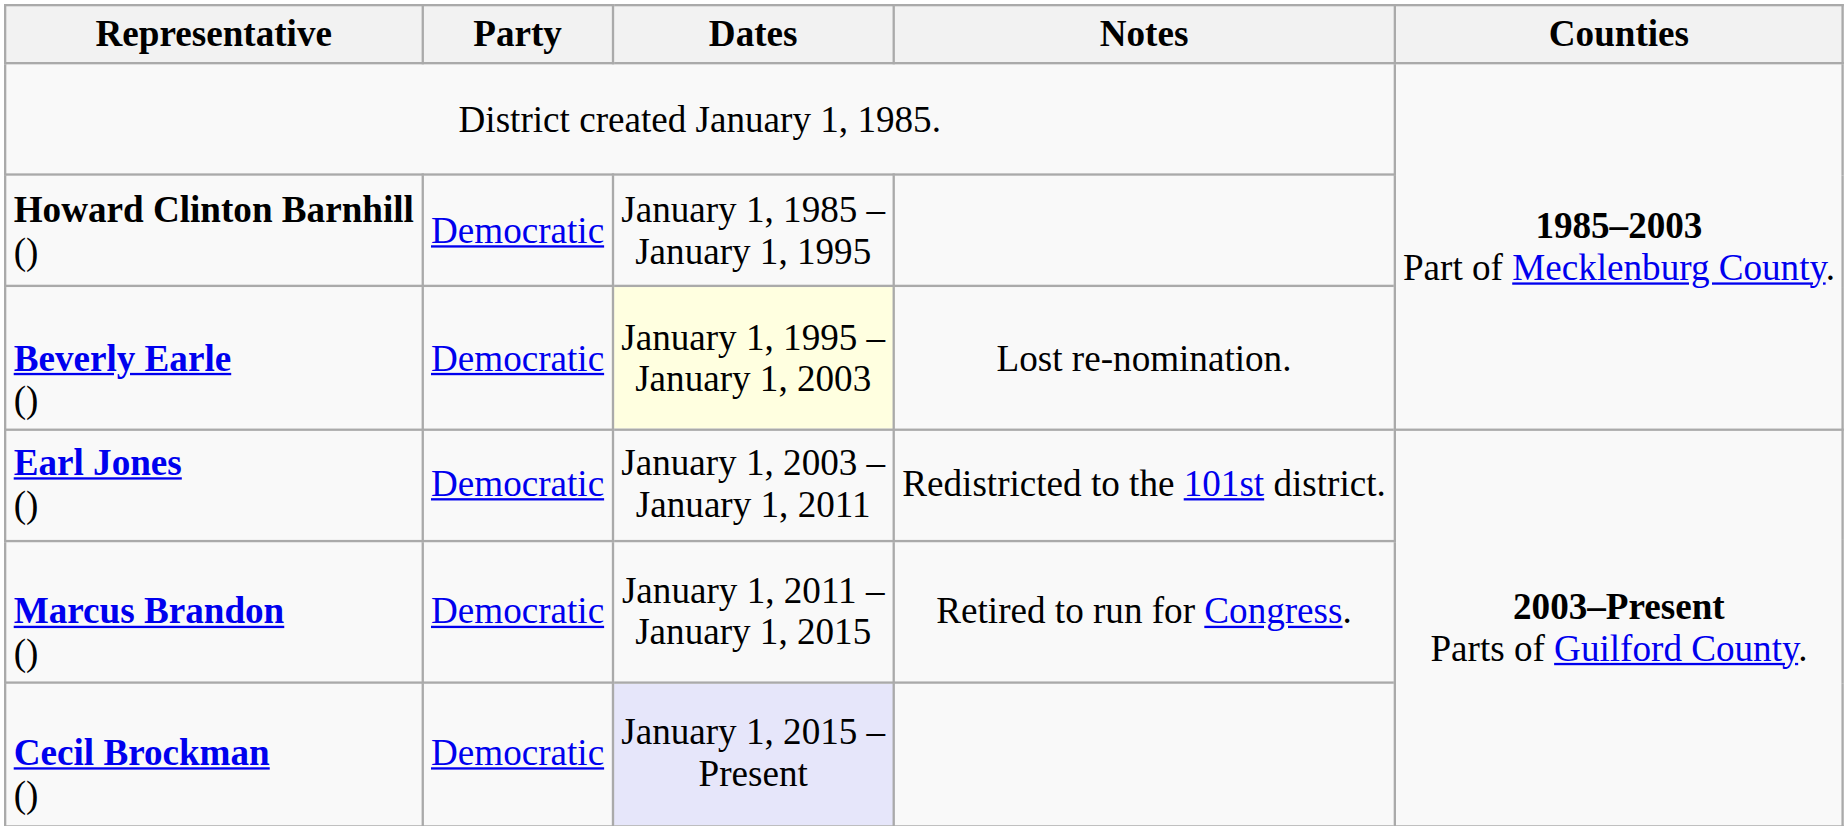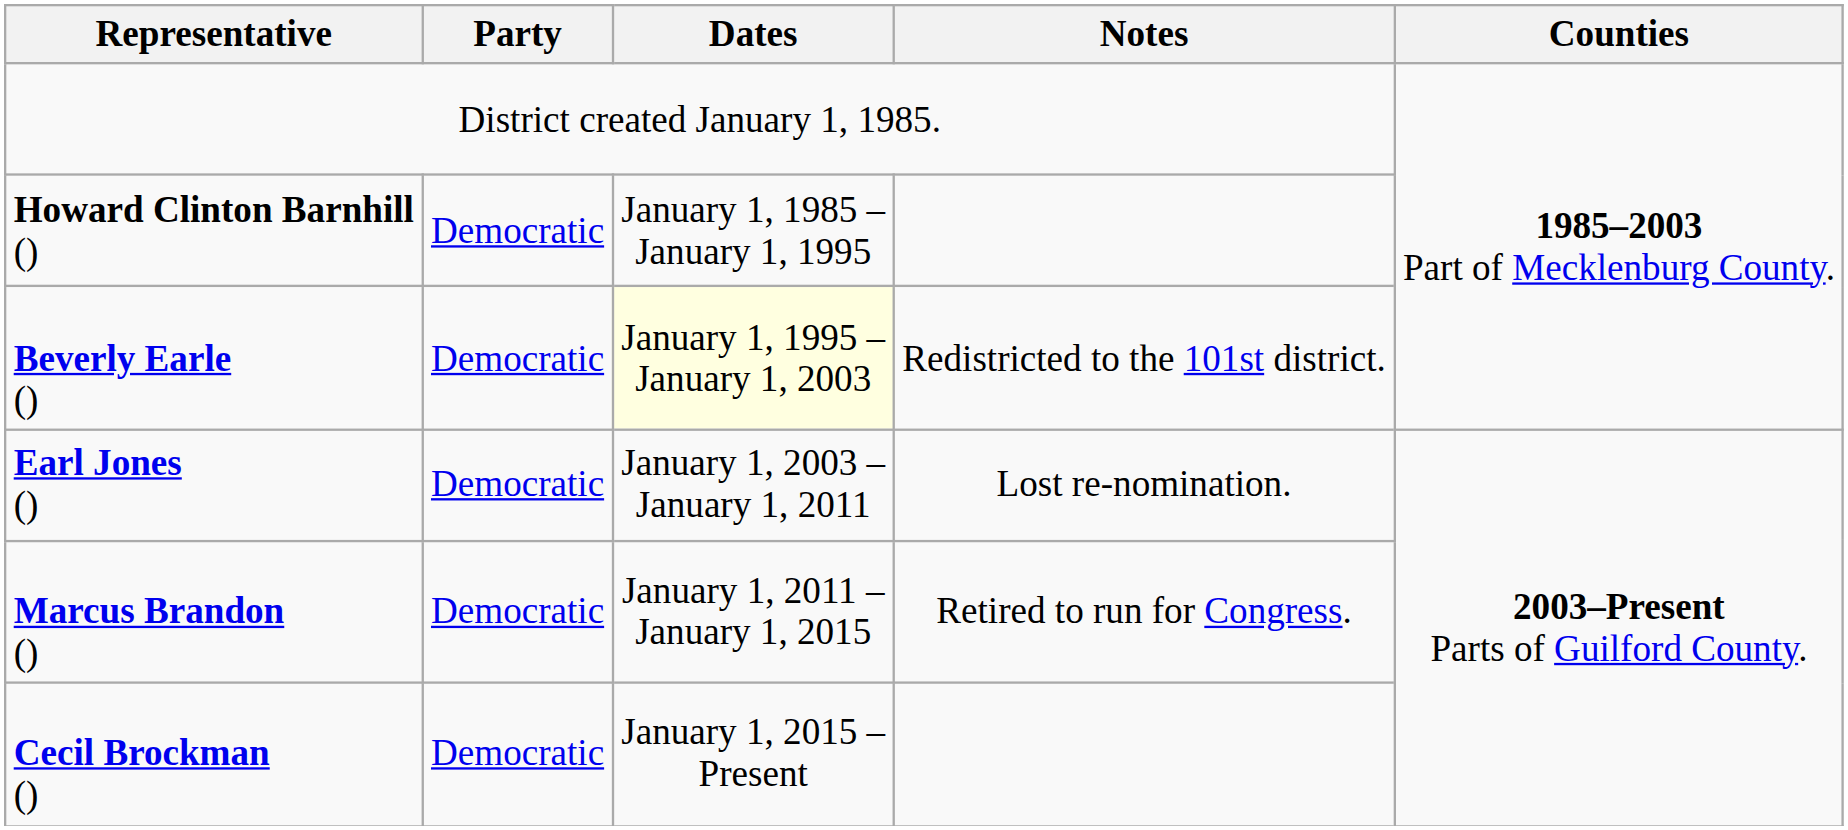(1144, 357) Lost re-nomination. -> (1144, 357) Redistricted to the 101st district.
(1144, 484) Redistricted to the 101st district. -> (1144, 484) Lost re-nomination.
(753, 753) lavender background -> (753, 753) no background
